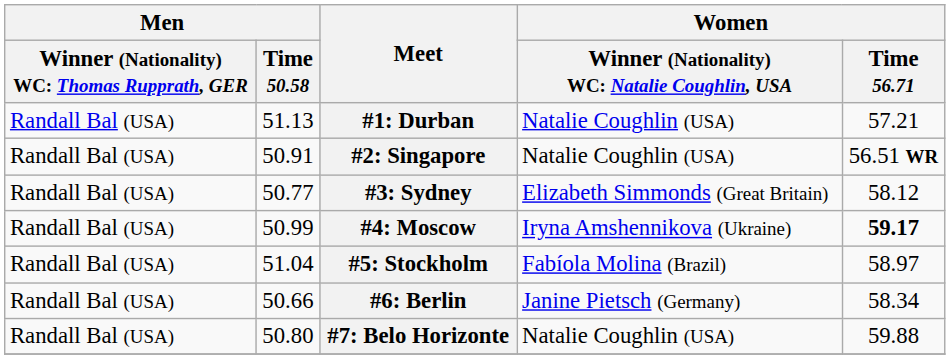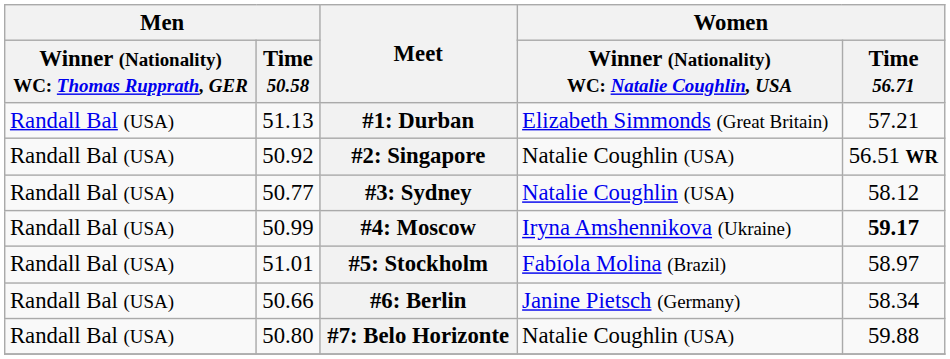(628, 120) Natalie Coughlin (USA) -> (675, 120) Elizabeth Simmonds (Great Britain)
(288, 156) 50.91 -> (288, 156) 50.92
(675, 192) Elizabeth Simmonds (Great Britain) -> (628, 192) Natalie Coughlin (USA)
(288, 264) 51.04 -> (288, 264) 51.01
